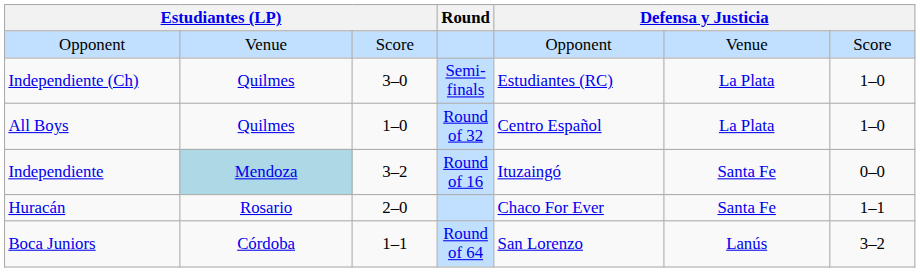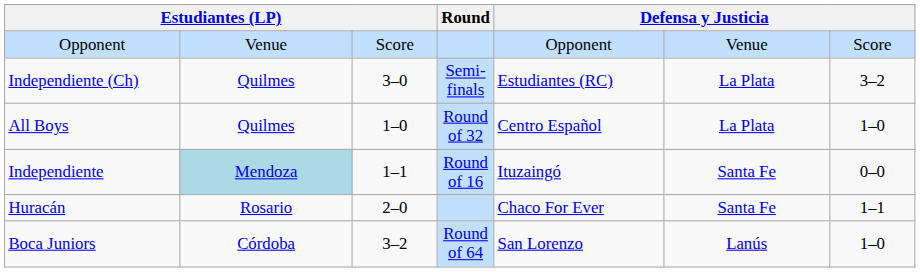(872, 80) 1–0 -> (872, 80) 3–2
(395, 171) 3–2 -> (395, 171) 1–1
(395, 243) 1–1 -> (395, 243) 3–2
(872, 243) 3–2 -> (872, 243) 1–0
